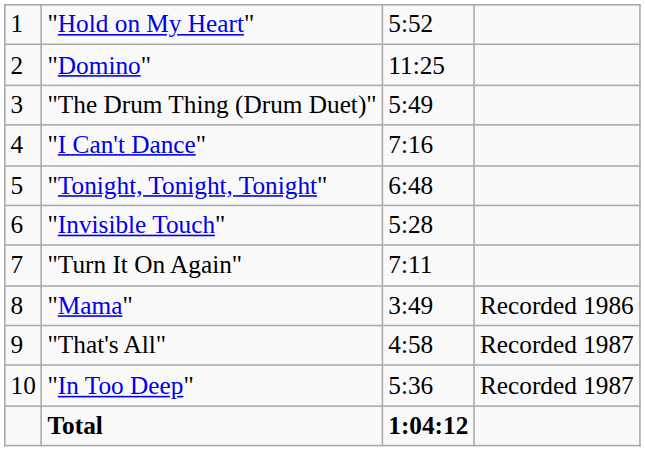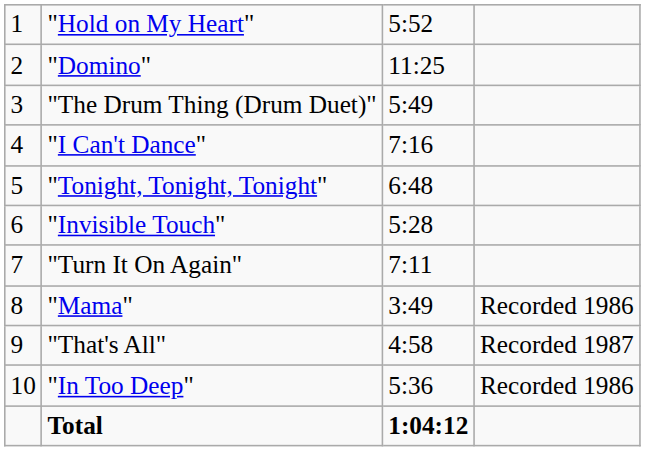(557, 385) Recorded 1987 -> (557, 385) Recorded 1986
